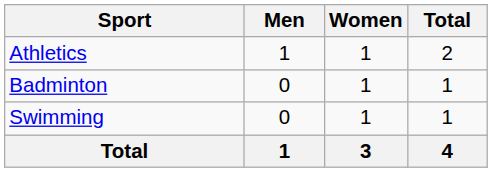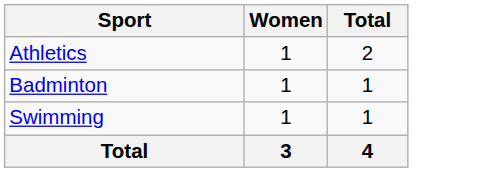- column: (284, 20)
